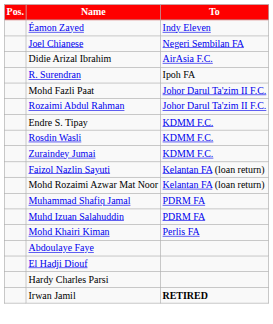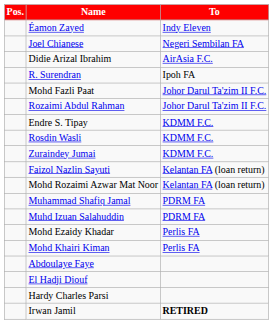+ row: (71, 232)
